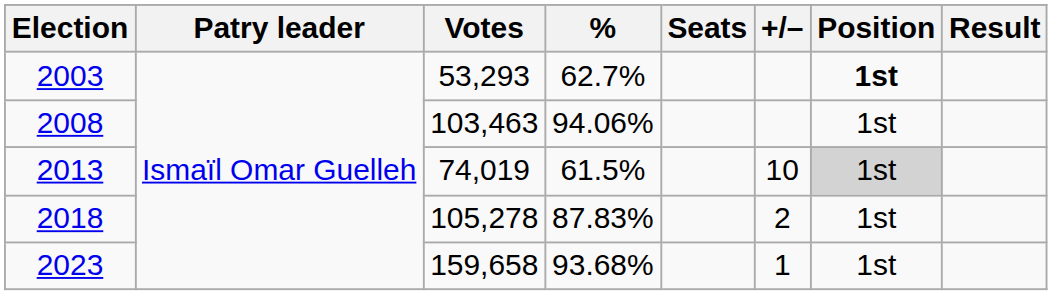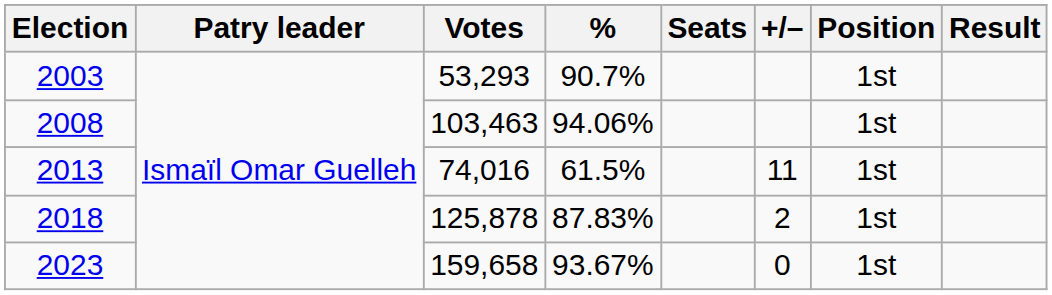(603, 75) 62.7% -> (603, 75) 90.7%
(876, 75) bold -> (876, 75) normal
(484, 170) 74,019 -> (484, 170) 74,016
(782, 170) 10 -> (782, 170) 11
(876, 170) lightgrey background -> (876, 170) no background
(484, 218) 105,278 -> (484, 218) 125,878
(603, 265) 93.68% -> (603, 265) 93.67%
(782, 265) 1 -> (782, 265) 0
